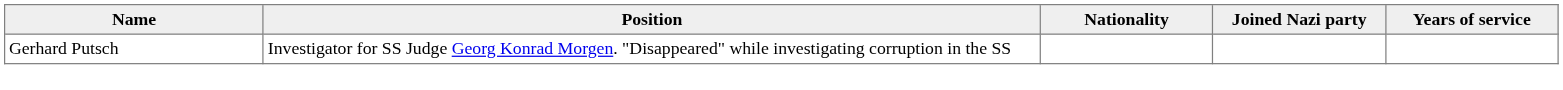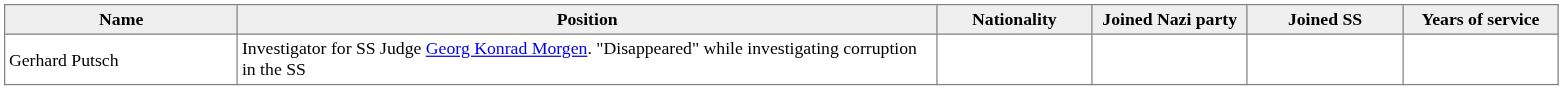+ column: (1325, 19)
